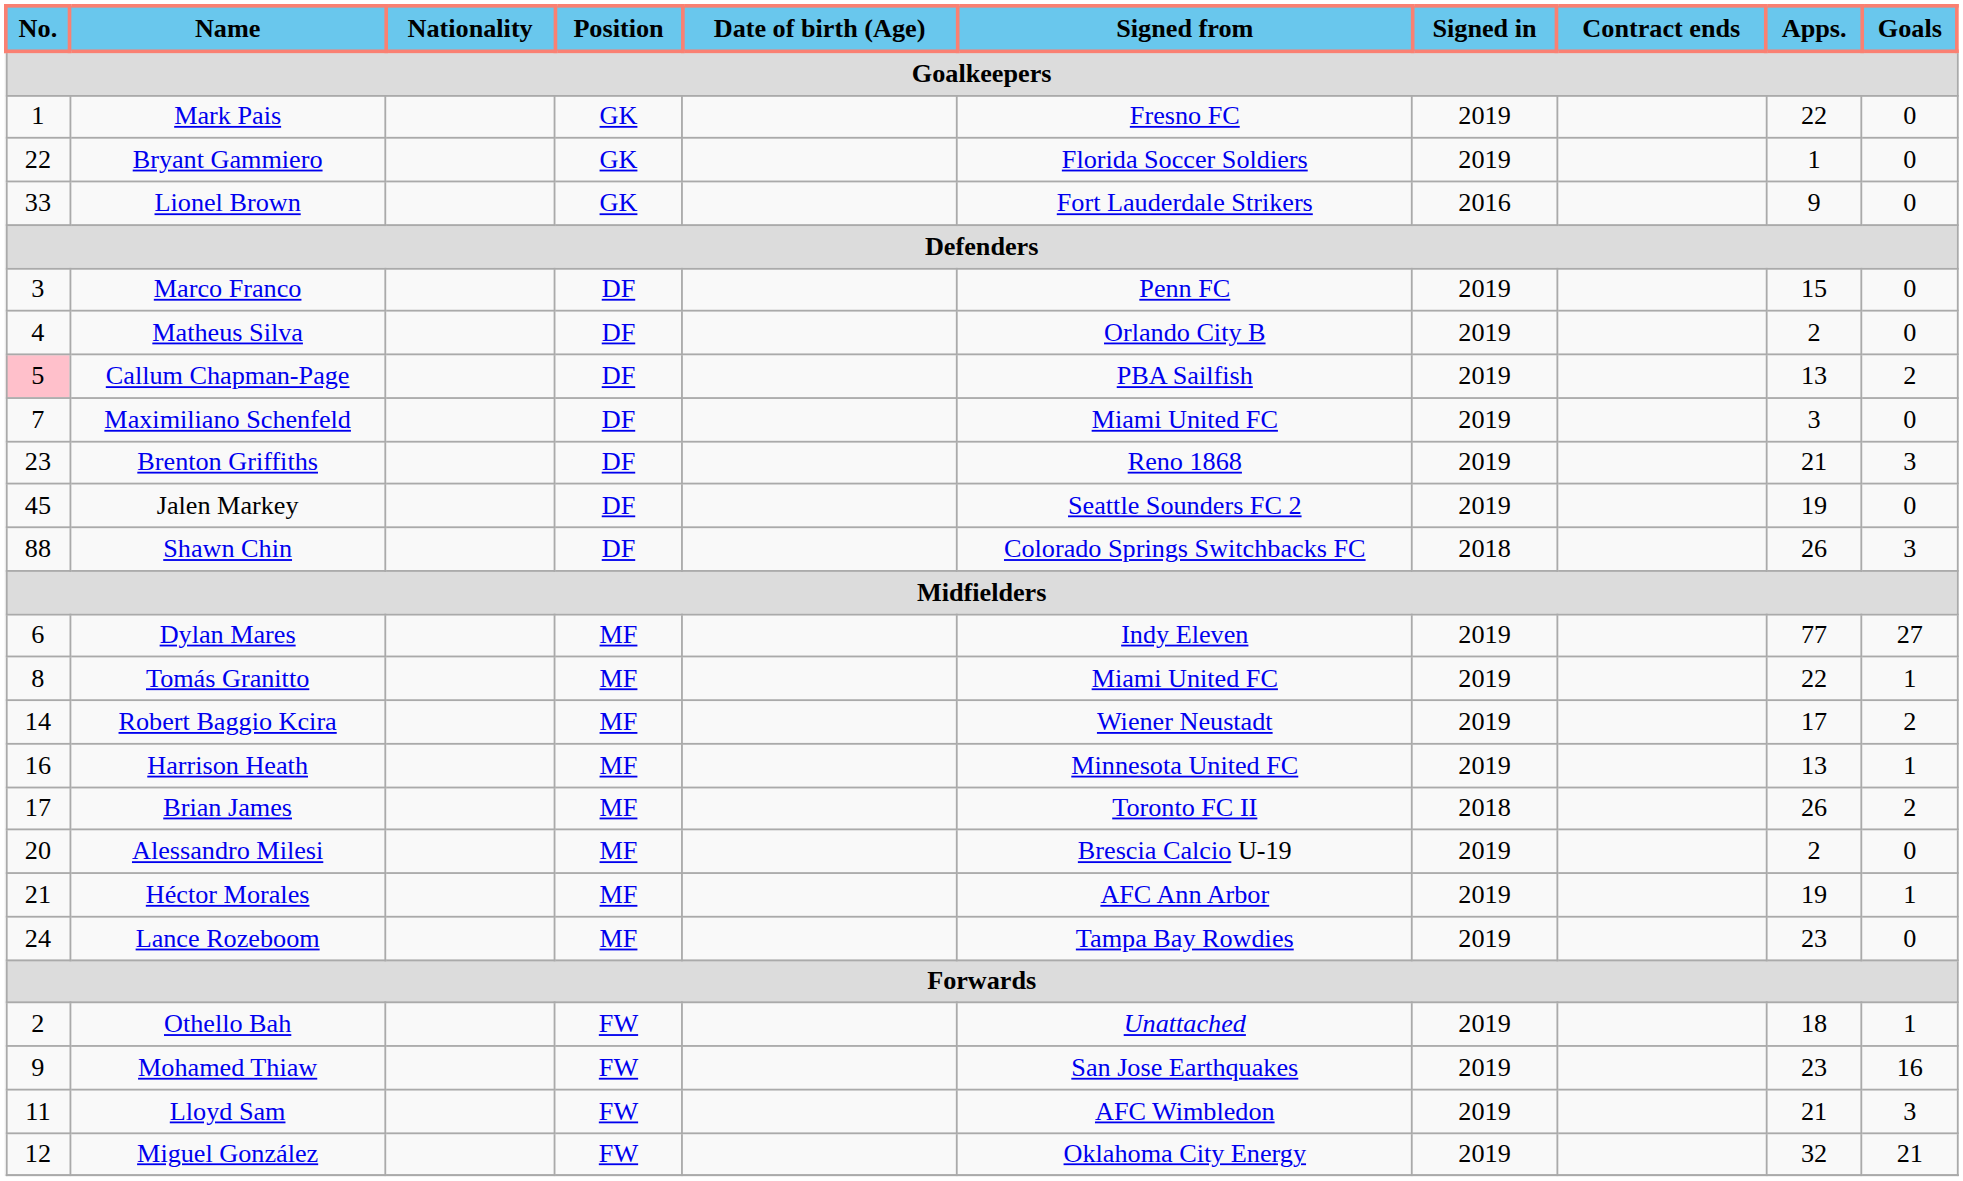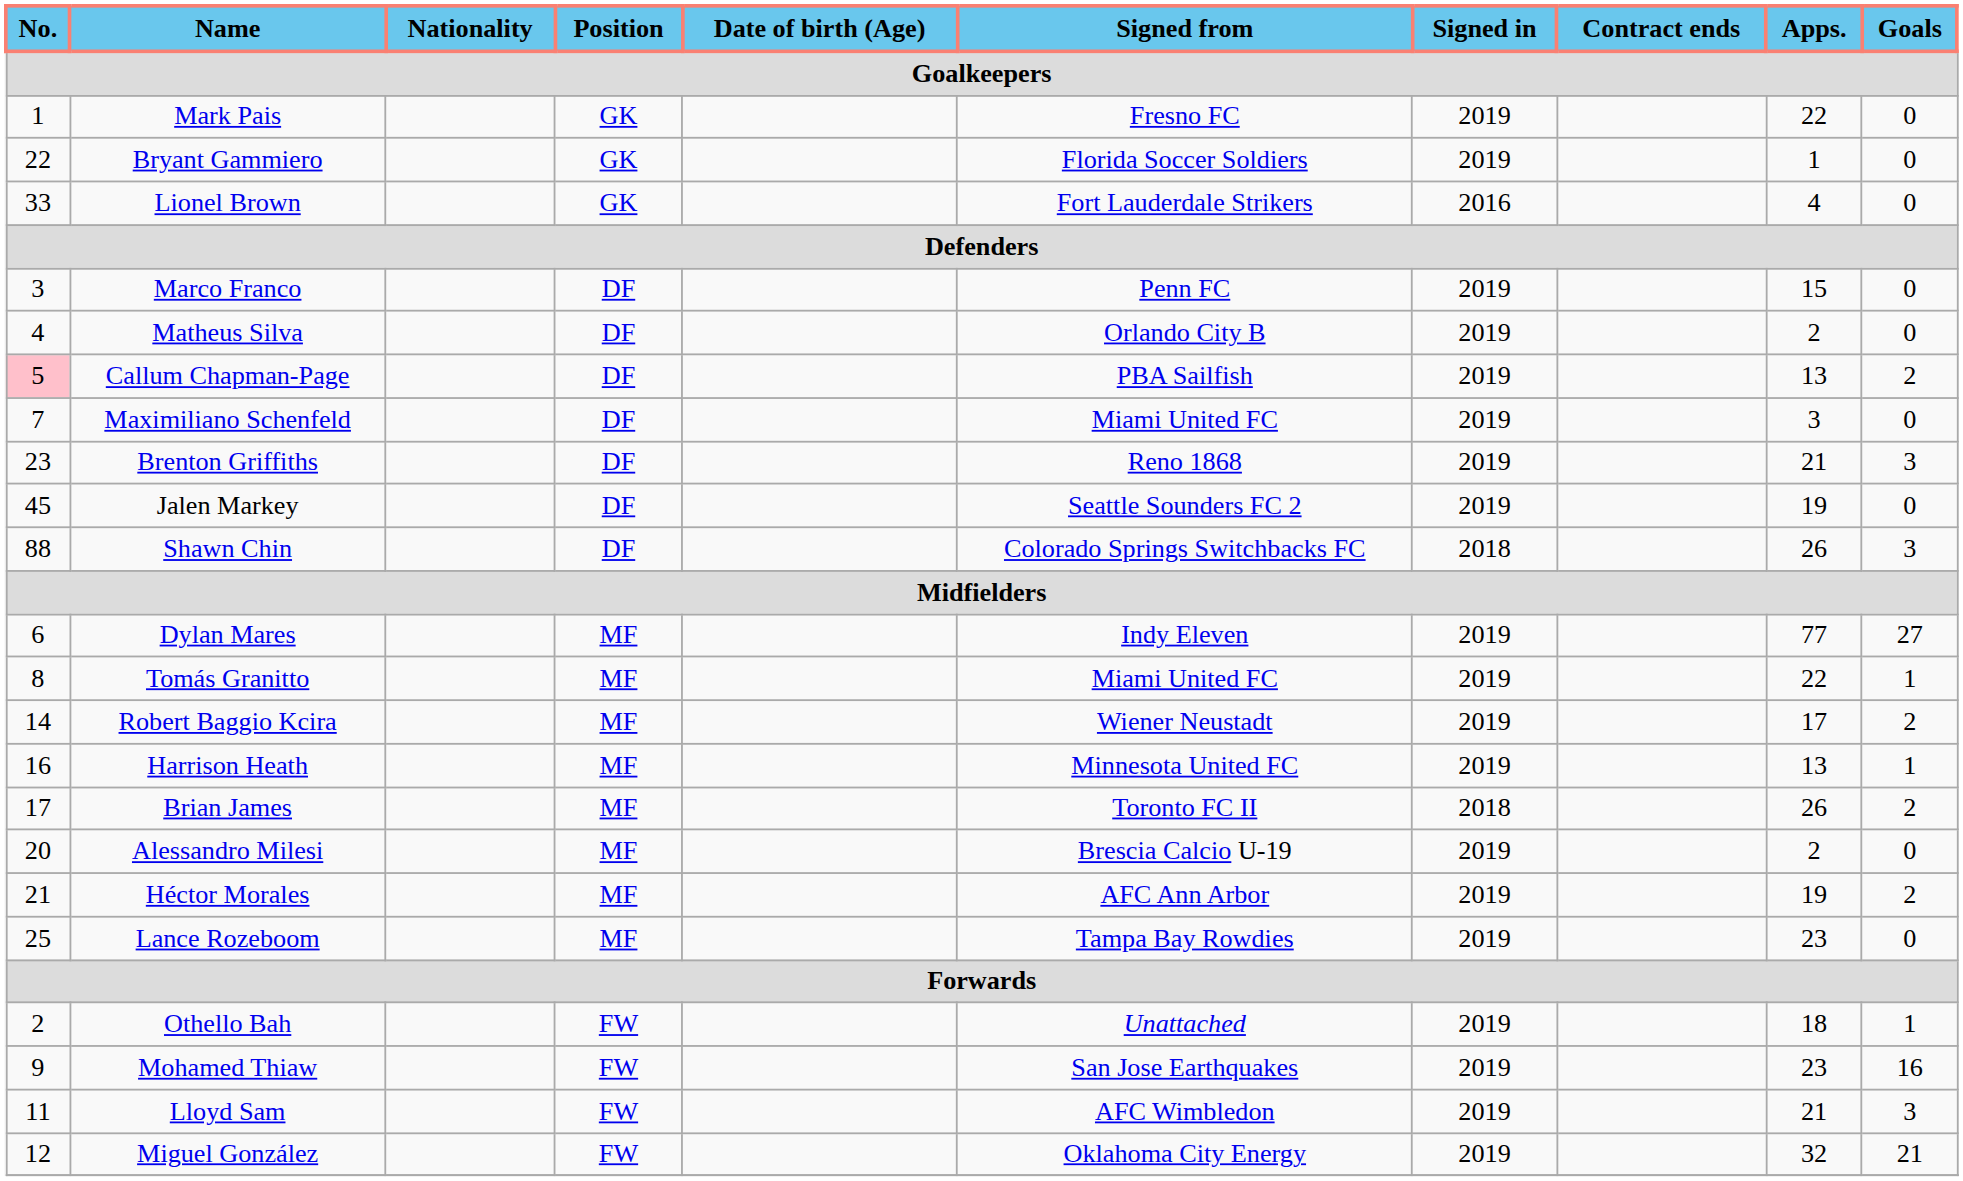(1814, 203) 9 -> (1814, 203) 4
(1910, 894) 1 -> (1910, 894) 2
(38, 937) 24 -> (38, 937) 25
